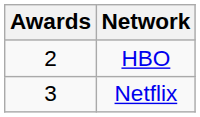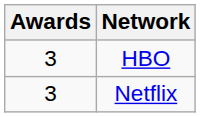(50, 58) 2 -> (50, 58) 3
